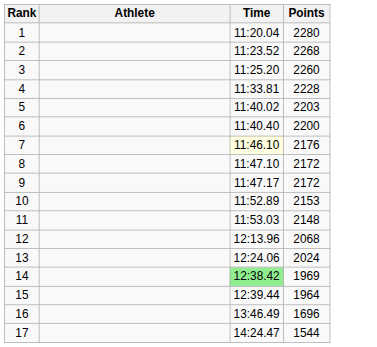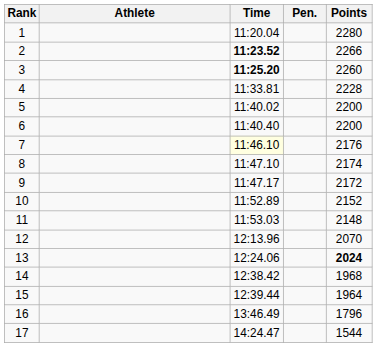+ column: (305, 13)
(257, 51) normal -> (257, 51) bold
(307, 51) 2268 -> (349, 51) 2266
(257, 70) normal -> (257, 70) bold
(307, 107) 2203 -> (349, 107) 2200
(307, 164) 2172 -> (349, 164) 2174
(307, 201) 2153 -> (349, 201) 2152
(307, 239) 2068 -> (349, 239) 2070
(307, 257) normal -> (349, 257) bold
(257, 276) lightgreen background -> (257, 276) no background
(307, 276) 1969 -> (349, 276) 1968
(307, 314) 1696 -> (349, 314) 1796
